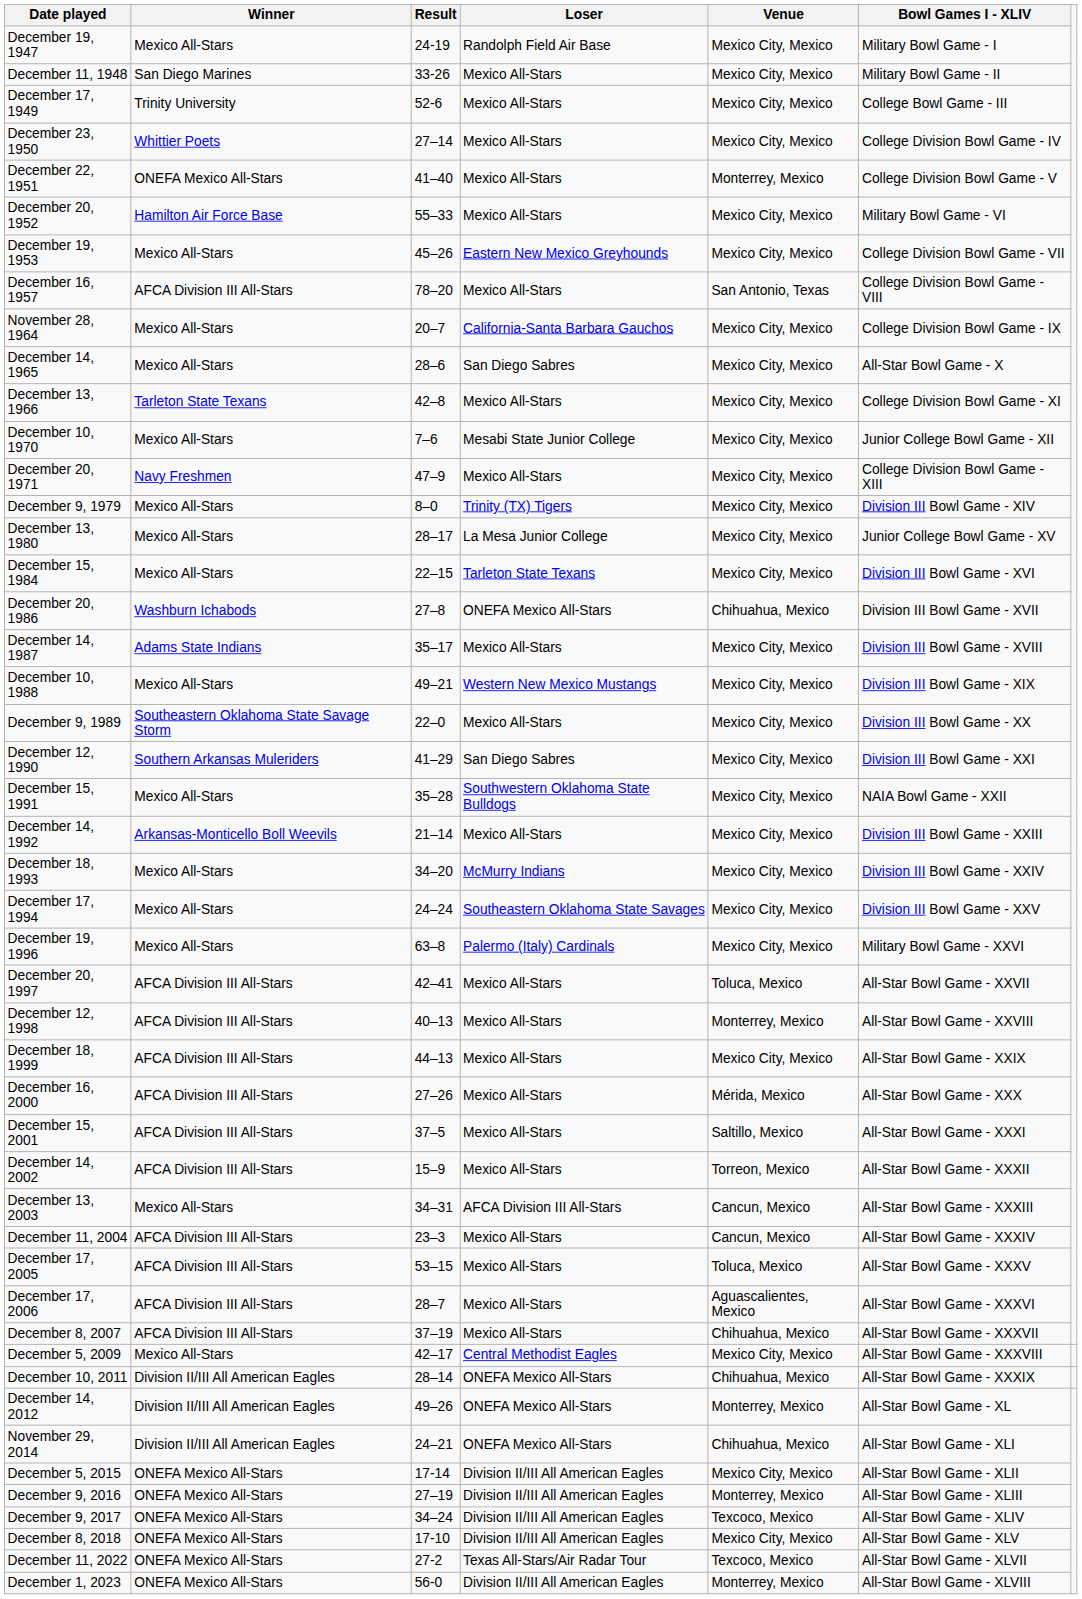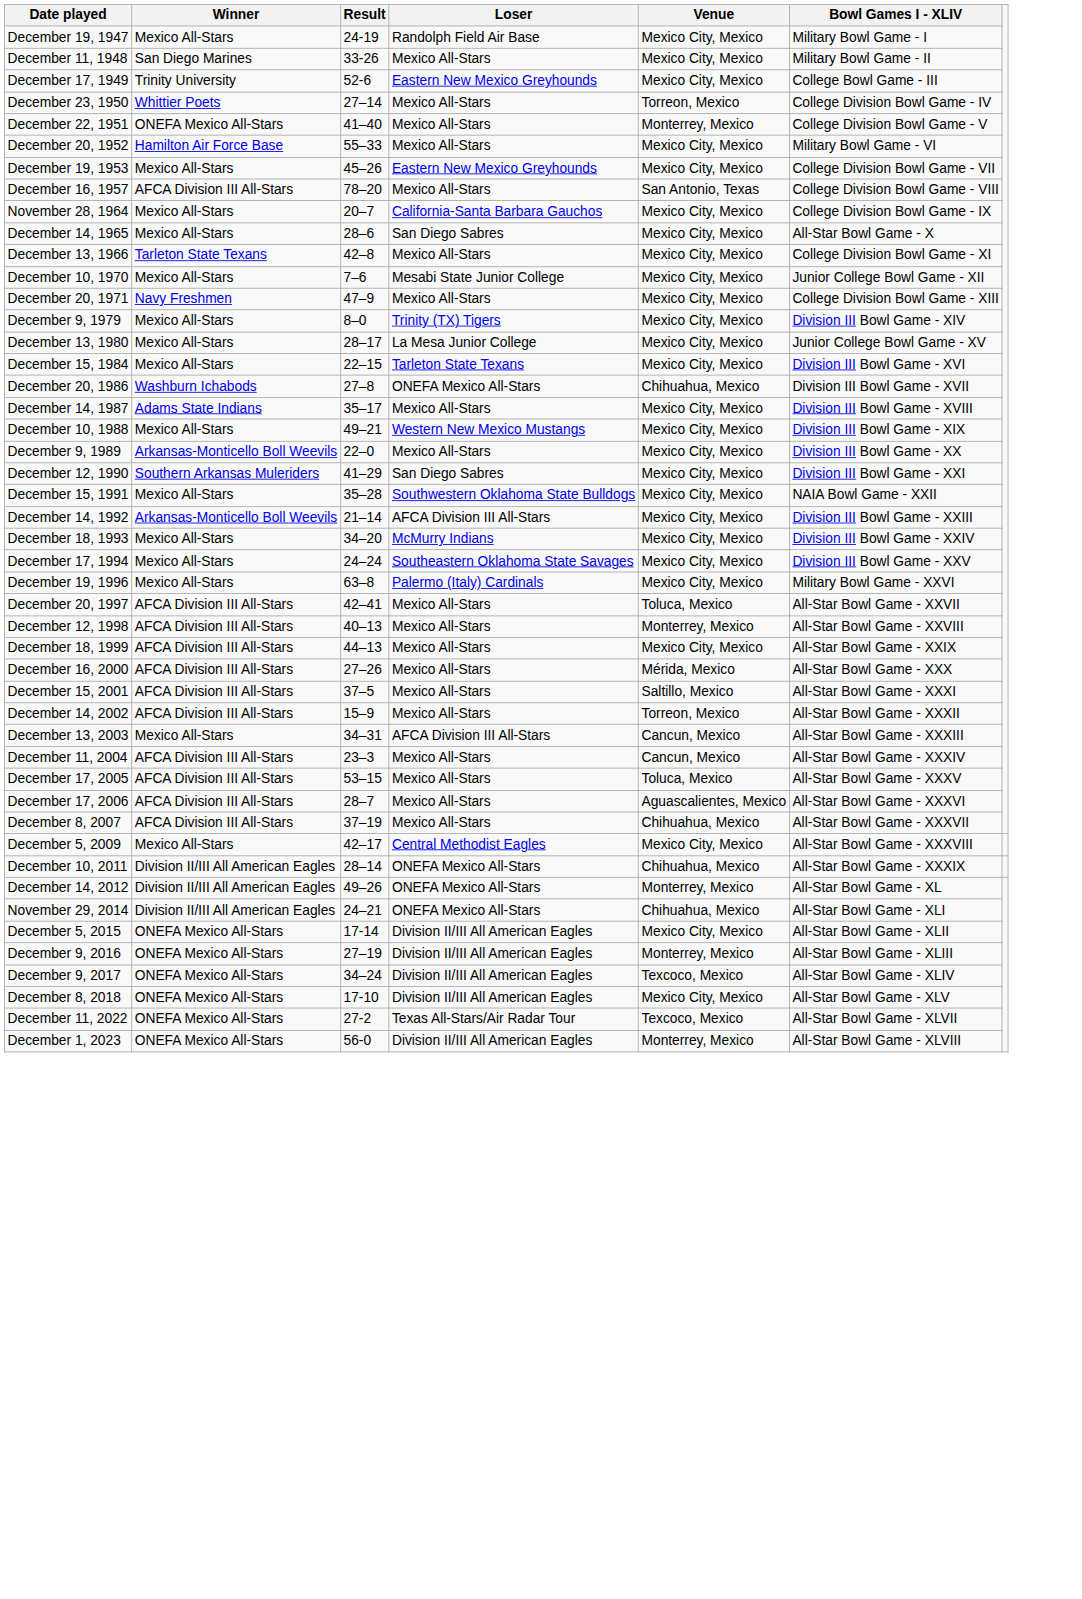(512, 104) Mexico All-Stars -> (494, 80) Eastern New Mexico Greyhounds
(772, 141) Mexico City, Mexico -> (690, 102) Torreon, Mexico
(252, 722) Southeastern Oklahoma State Savage Storm -> (236, 451) Arkansas-Monticello Boll Weevils
(512, 834) Mexico All-Stars -> (471, 517) AFCA Division III All-Stars
